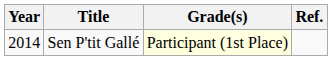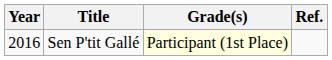(24, 42) 2014 -> (24, 42) 2016
